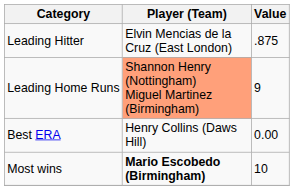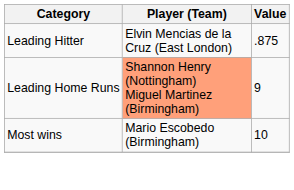- row: (34, 135)
(173, 168) bold -> (170, 135) normal
